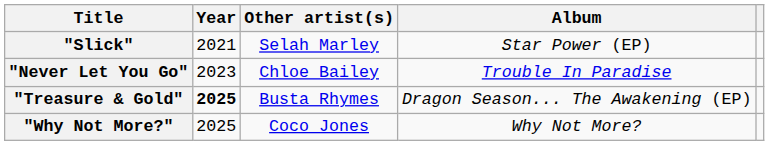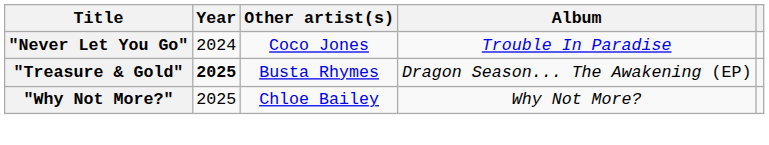- row: (98, 45)
(216, 72) 2023 -> (216, 45) 2024
(319, 72) Chloe Bailey -> (319, 45) Coco Jones
(319, 127) Coco Jones -> (319, 100) Chloe Bailey
